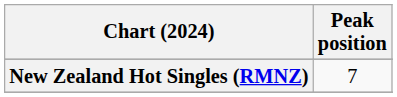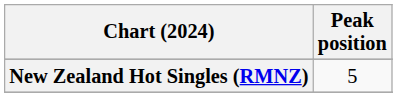(352, 75) 7 -> (352, 75) 5
